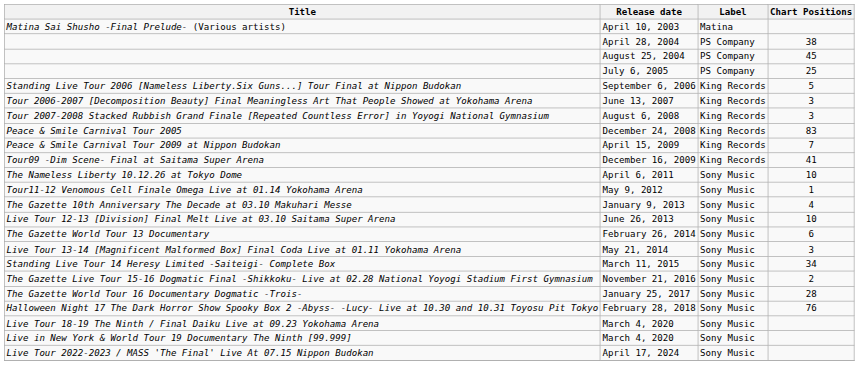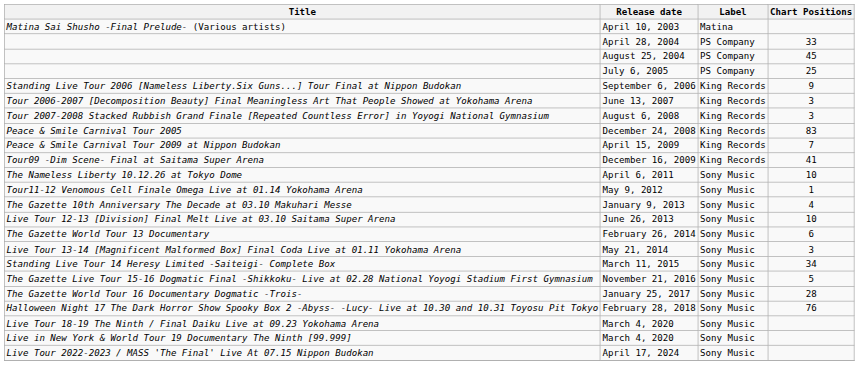(811, 41) 38 -> (811, 41) 33
(811, 86) 5 -> (811, 86) 9
(811, 279) 2 -> (811, 279) 5
